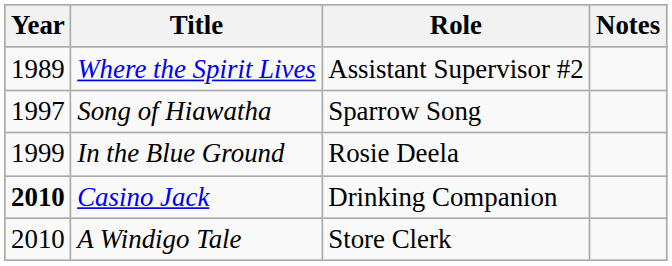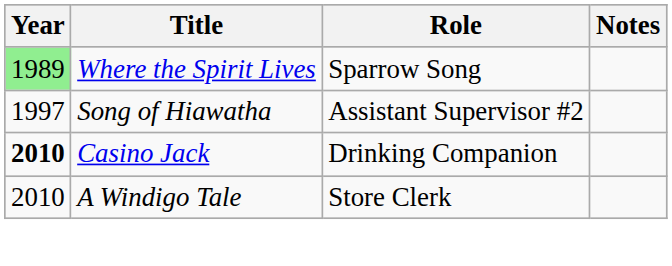(38, 68) no background -> (38, 68) lightgreen background
(456, 68) Assistant Supervisor #2 -> (405, 68) Sparrow Song
(405, 111) Sparrow Song -> (456, 111) Assistant Supervisor #2
- row: (181, 153)
